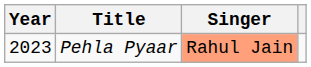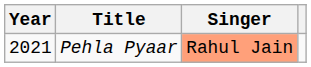(30, 48) 2023 -> (30, 48) 2021
